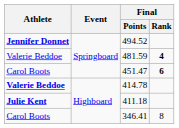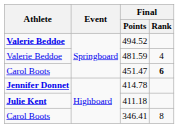(38, 41) Jennifer Donnet -> (36, 41) Valerie Beddoe
(161, 56) bold -> (161, 56) normal
(36, 86) Valerie Beddoe -> (38, 86) Jennifer Donnet
